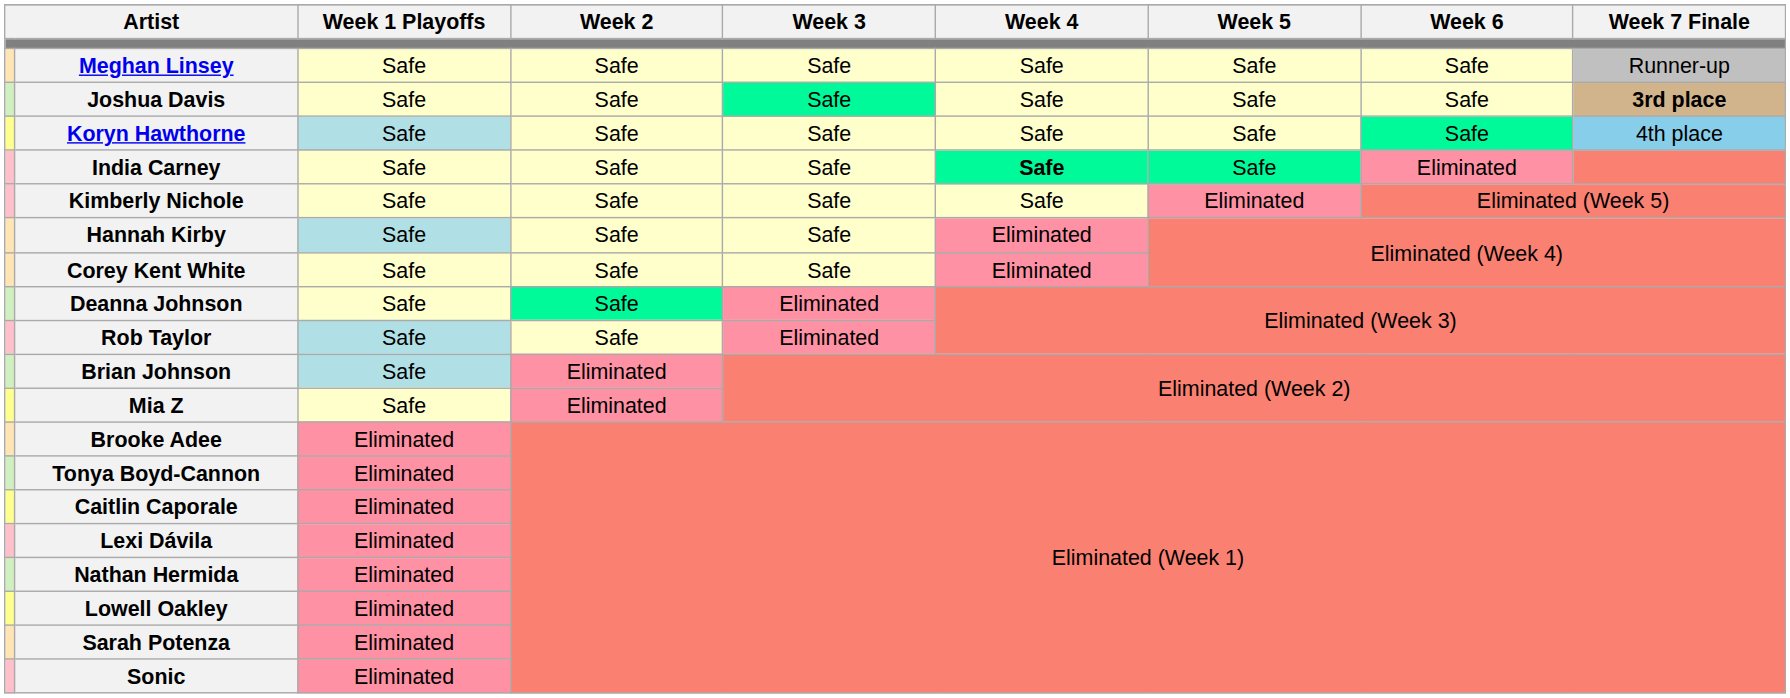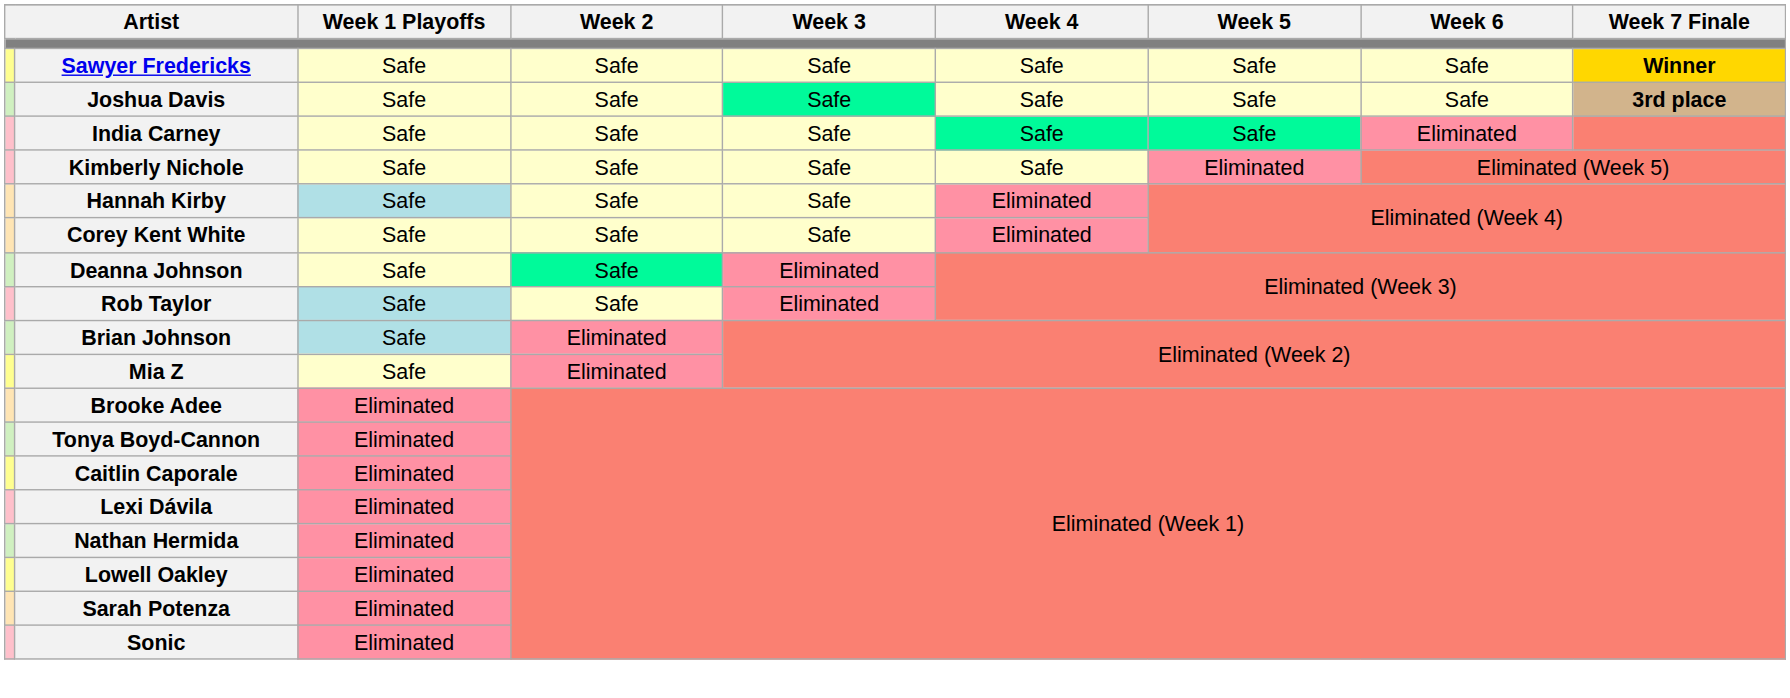+ row: (156, 66)
- row: (156, 66)
- row: (156, 134)
(1042, 168) bold -> (1042, 134) normal
